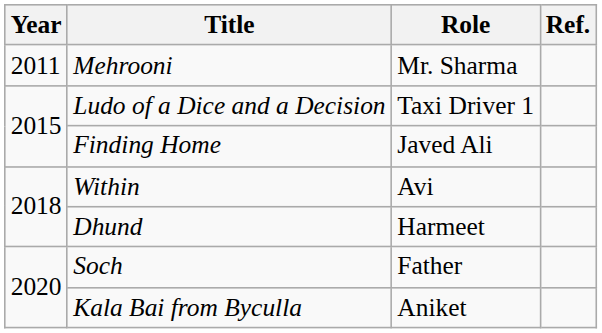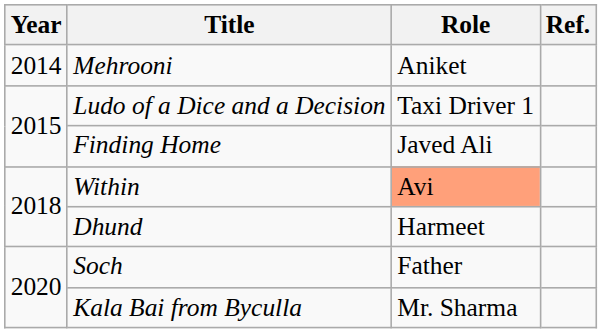(36, 65) 2011 -> (36, 65) 2014
(457, 65) Mr. Sharma -> (432, 65) Aniket
(415, 186) no background -> (415, 186) lightsalmon background
(432, 307) Aniket -> (457, 307) Mr. Sharma
